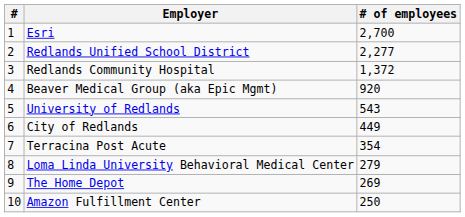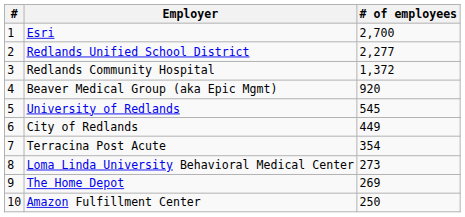(370, 108) 543 -> (370, 108) 545
(370, 165) 279 -> (370, 165) 273
